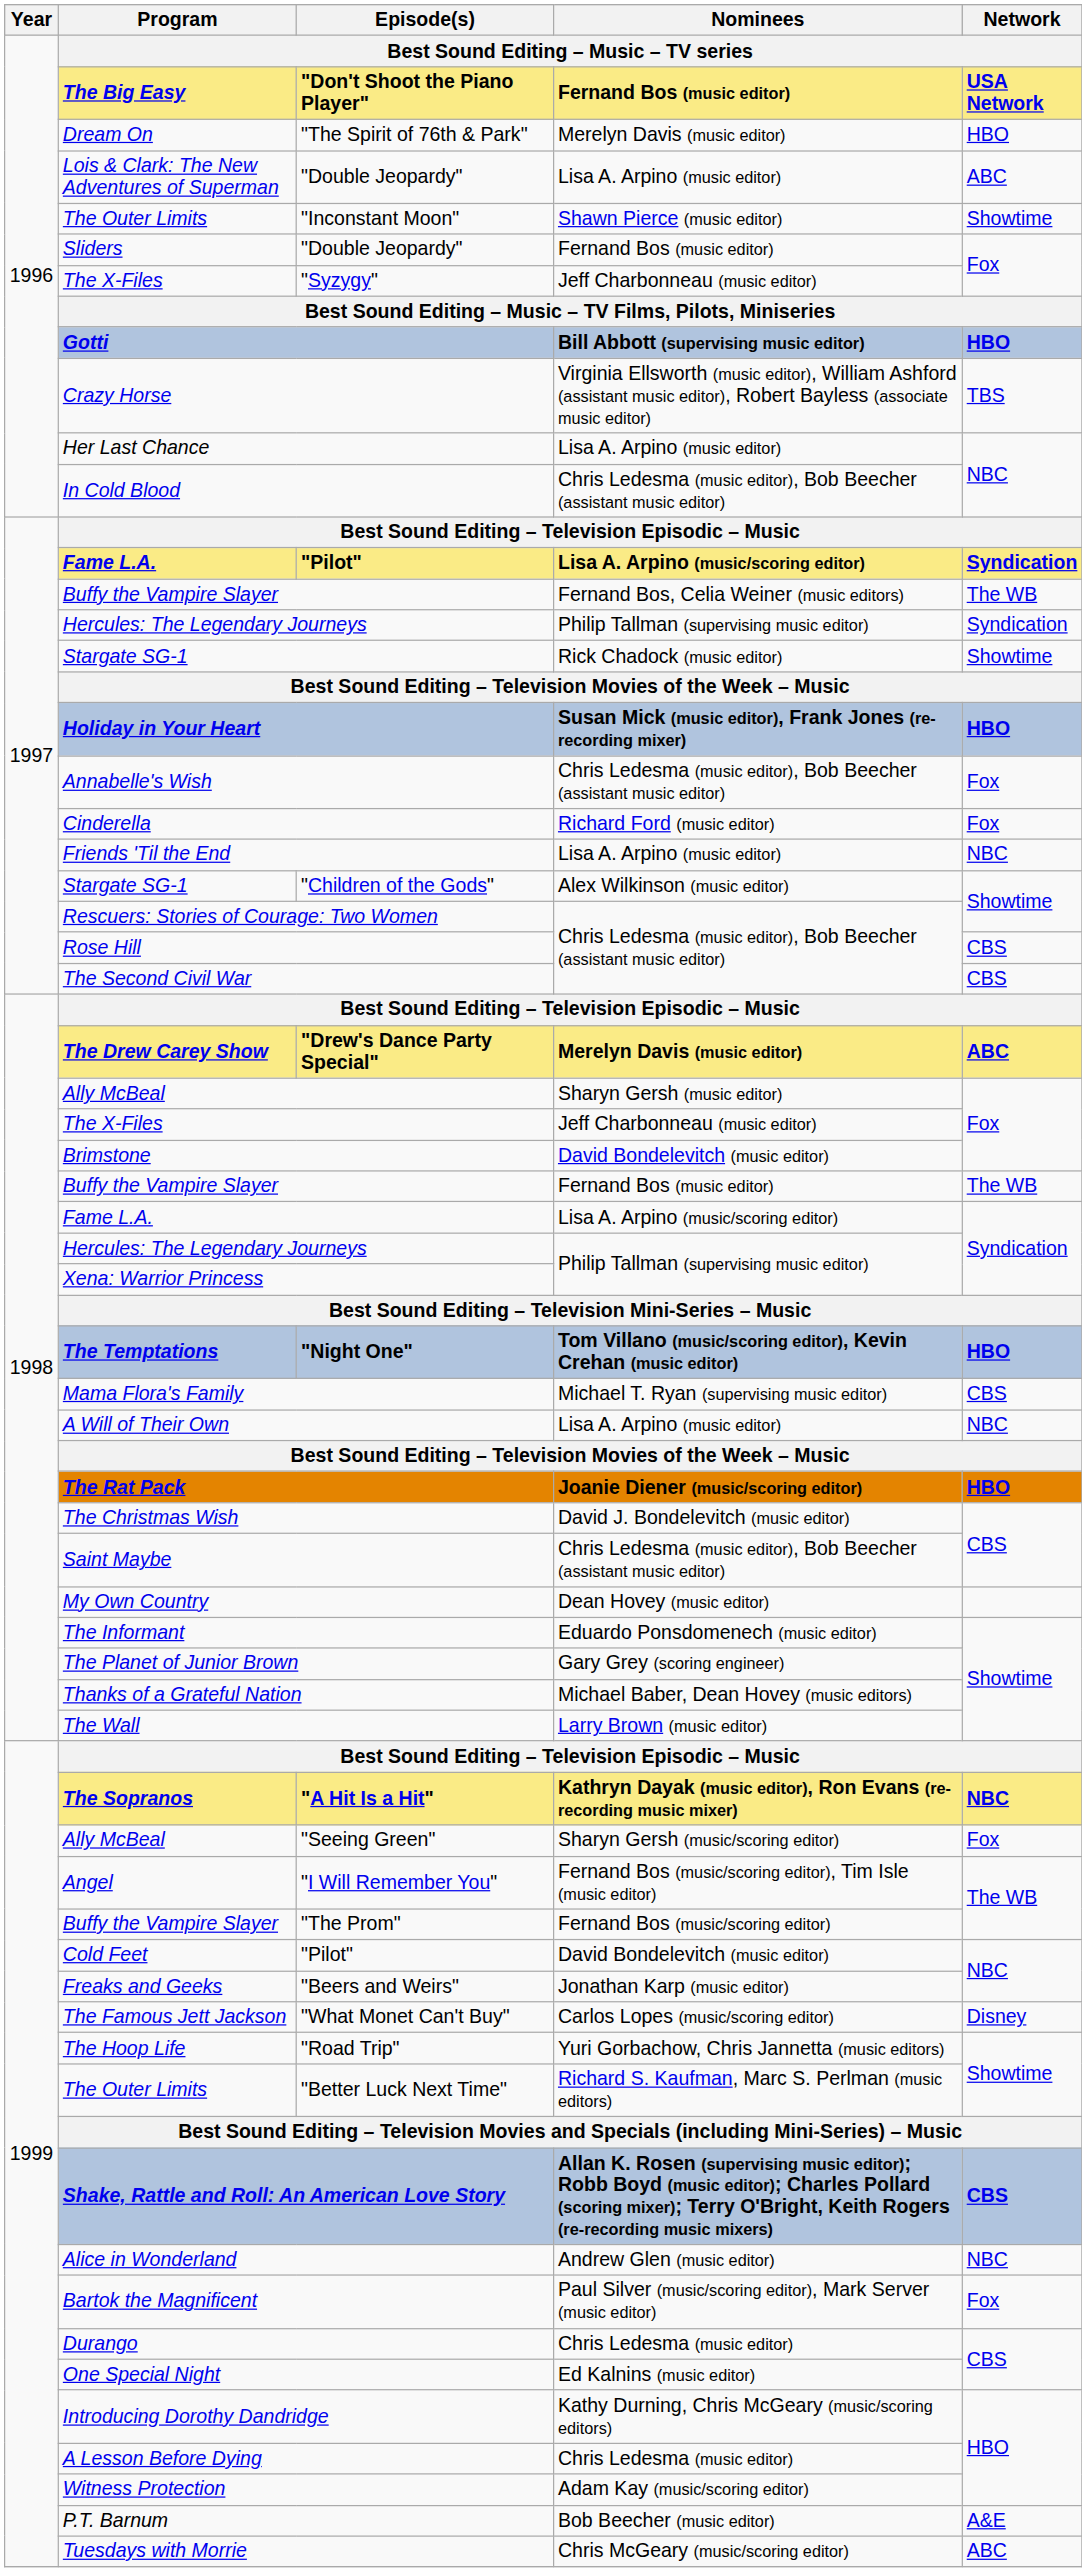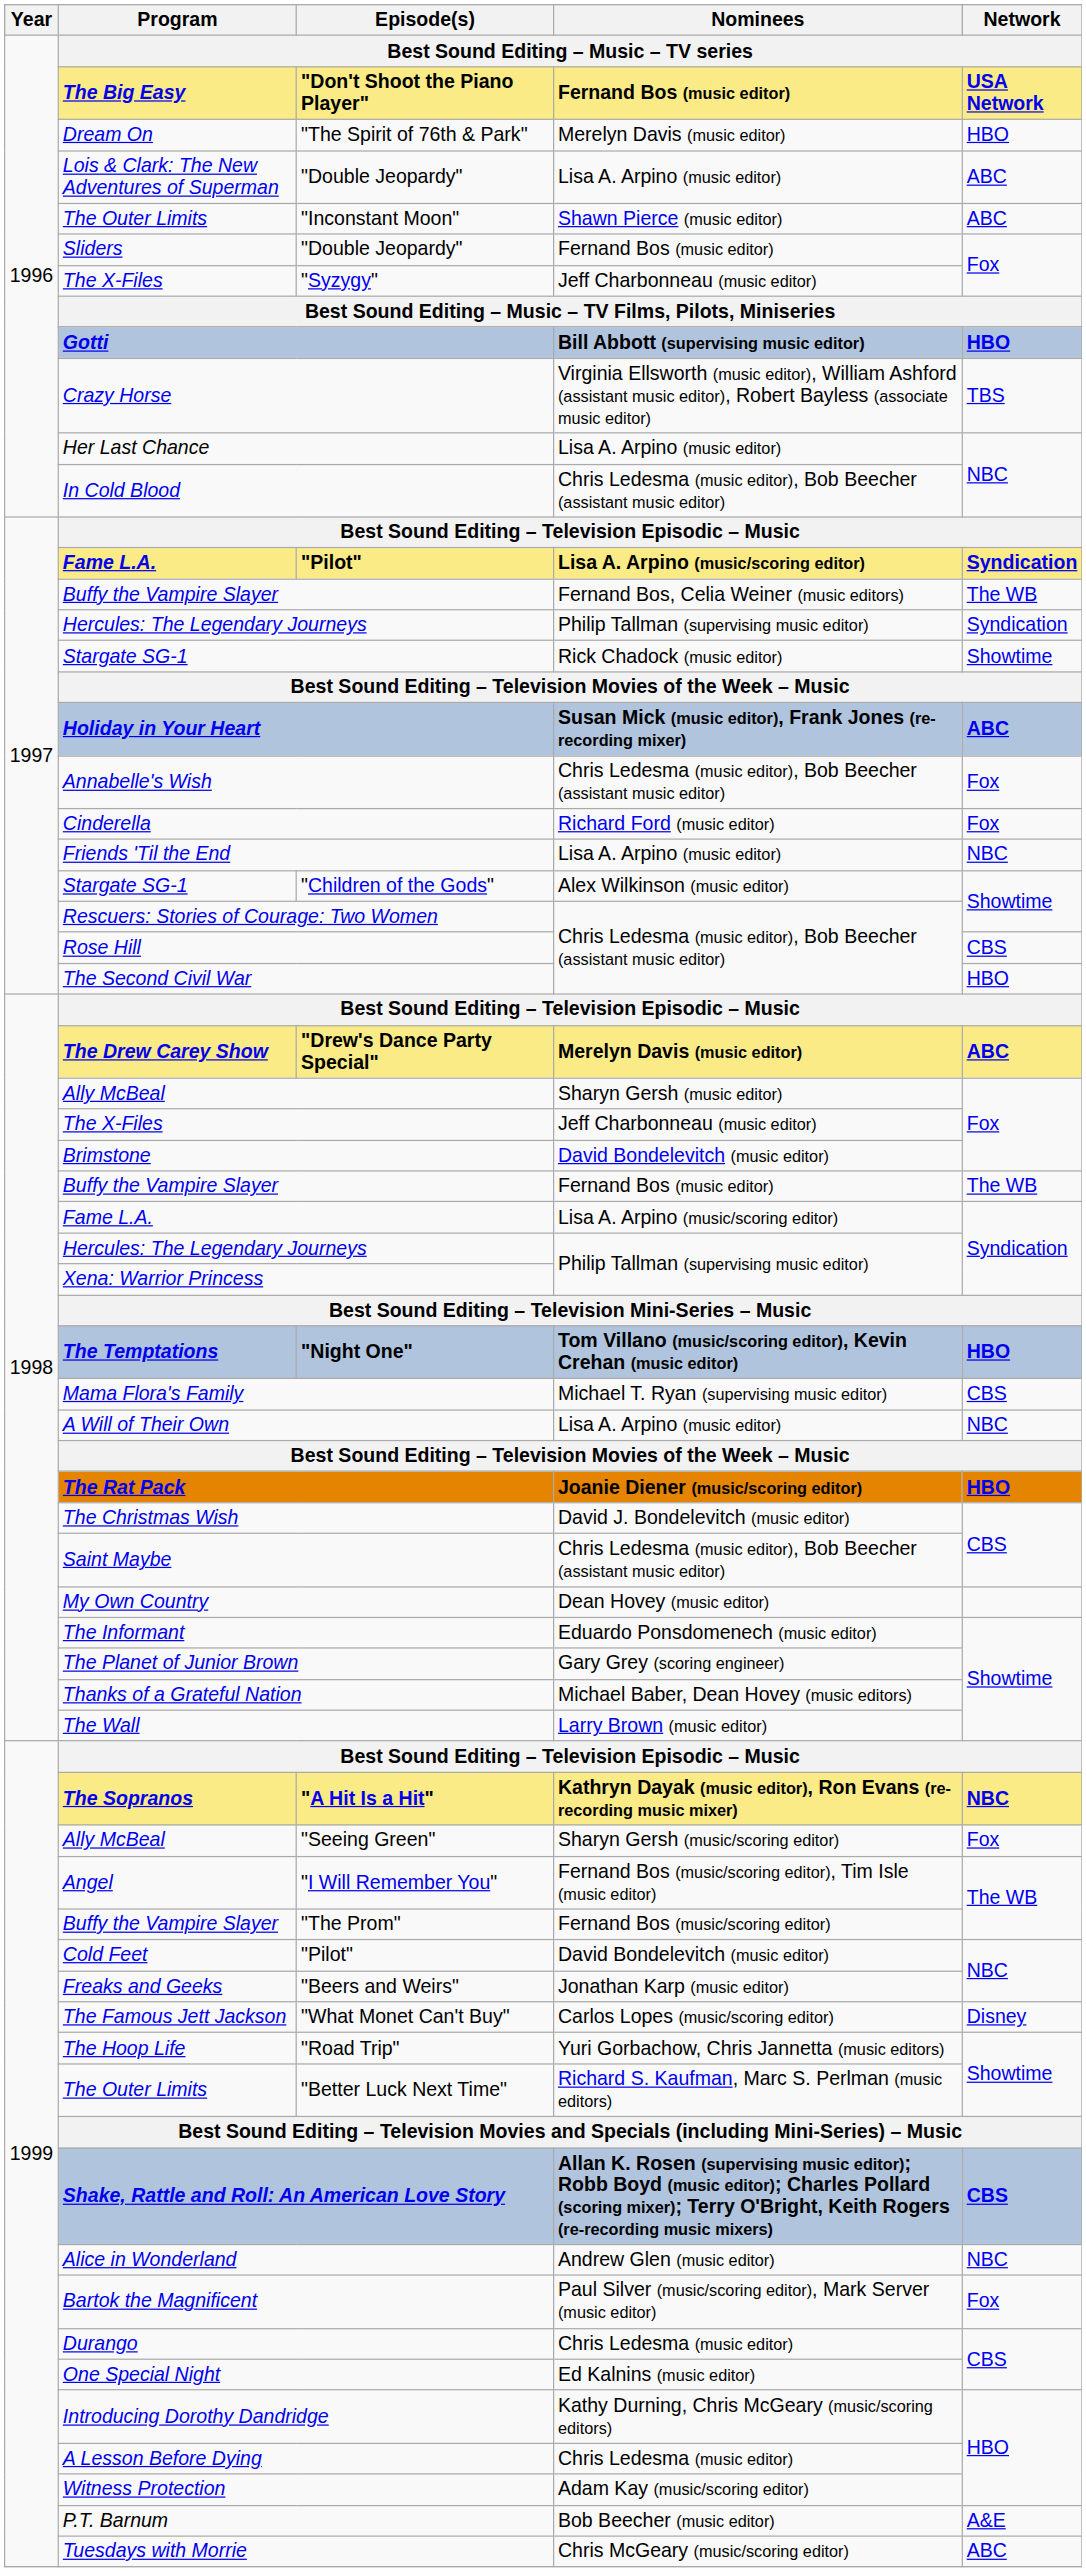(1010, 218) Showtime -> (987, 218) ABC
(988, 728) HBO -> (988, 728) ABC
(987, 978) CBS -> (988, 978) HBO
